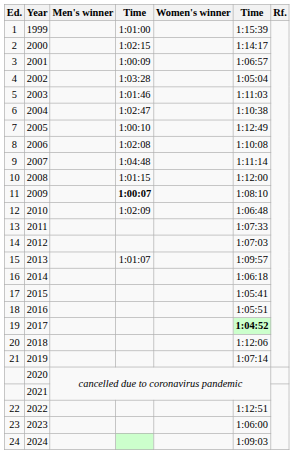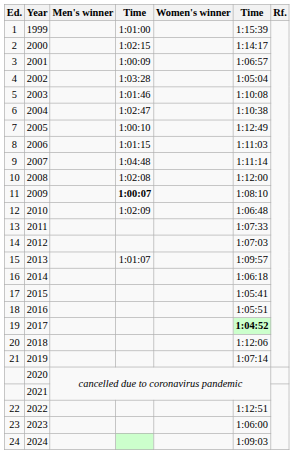(252, 95) 1:11:03 -> (252, 95) 1:10:08
(135, 144) 1:02:08 -> (135, 144) 1:01:15
(252, 144) 1:10:08 -> (252, 144) 1:11:03
(135, 177) 1:01:15 -> (135, 177) 1:02:08
